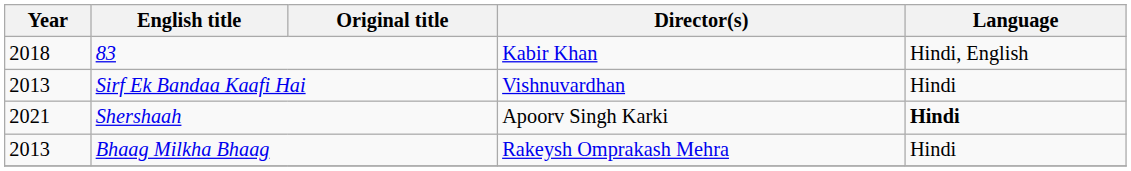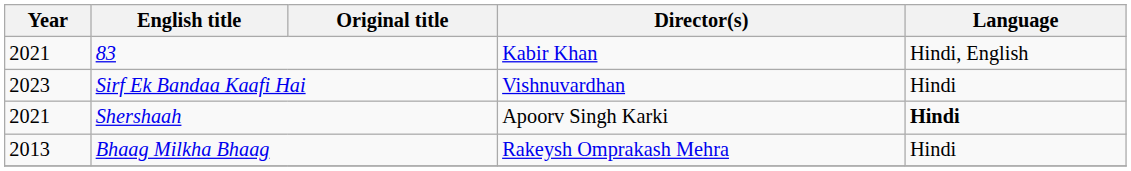(30, 52) 2018 -> (30, 52) 2021
(30, 85) 2013 -> (30, 85) 2023
